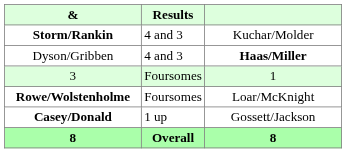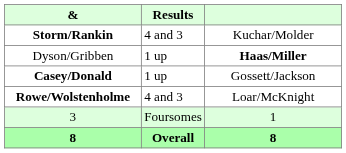(164, 55) 4 and 3 -> (156, 55) 1 up
rows swapped: (73, 117) <-> (73, 76)
(173, 96) Foursomes -> (164, 96) 4 and 3
